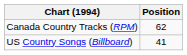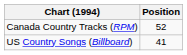(161, 27) 62 -> (161, 27) 52
